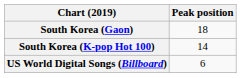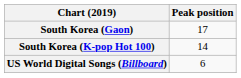(203, 30) 18 -> (203, 30) 17
